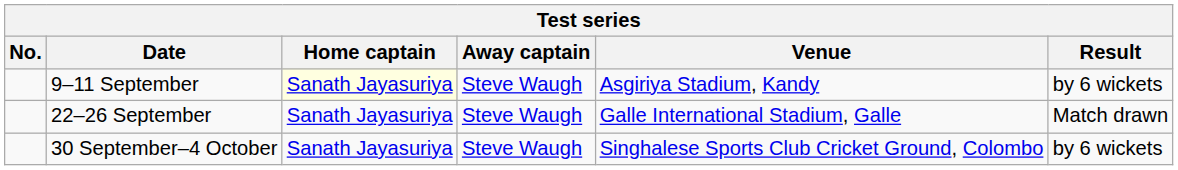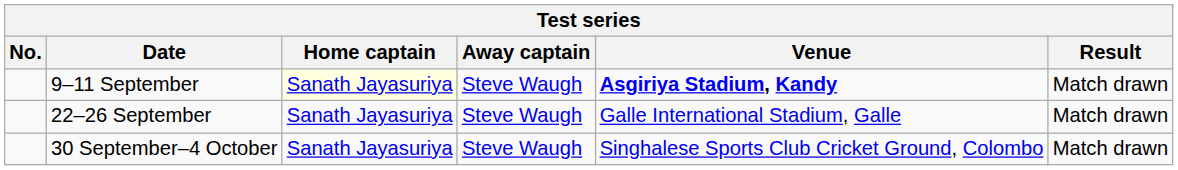(709, 84) normal -> (718, 84) bold
(1108, 84) by 6 wickets -> (1110, 84) Match drawn
(1108, 148) by 6 wickets -> (1110, 148) Match drawn
